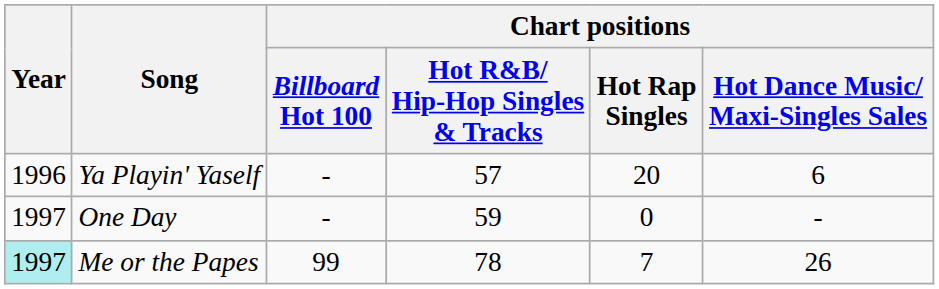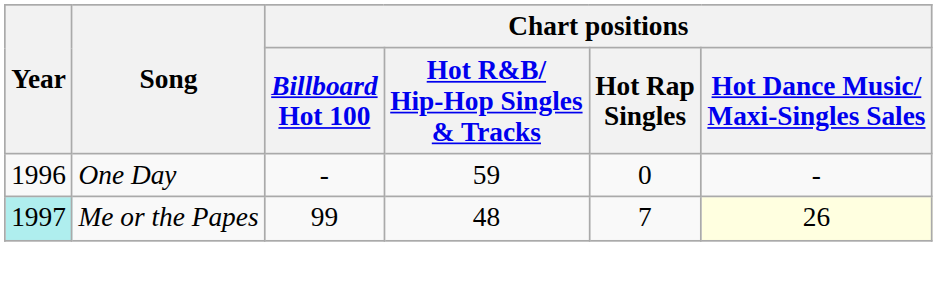- row: (169, 174)
(39, 217) 1997 -> (39, 174) 1996
(488, 261) 78 -> (486, 217) 48
(818, 261) no background -> (816, 217) lightyellow background
